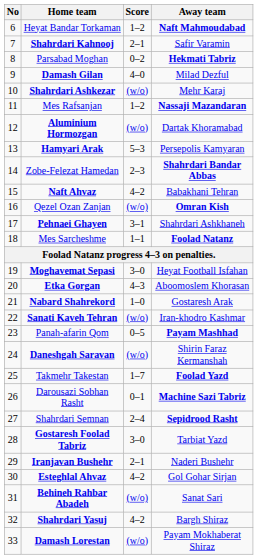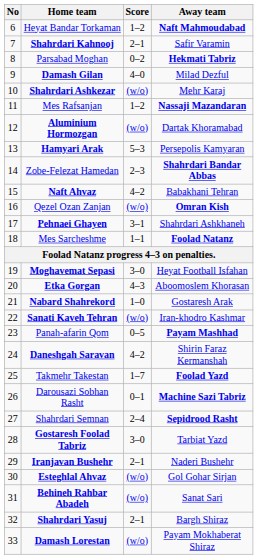(137, 354) (w/o) -> (137, 354) 4–2
(137, 477) 4–2 -> (137, 477) (w/o)
(137, 519) 4–2 -> (137, 519) 2–1
